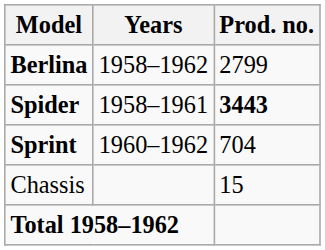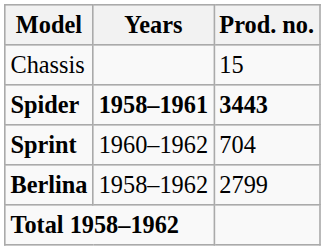rows swapped: (49, 64) <-> (48, 185)
(153, 104) normal -> (153, 104) bold
